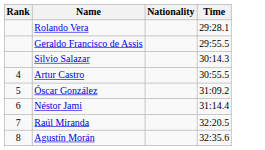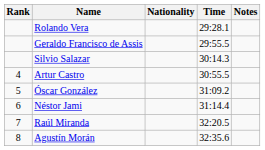+ column: (246, 12)
